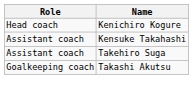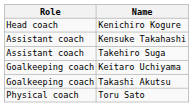+ row: (140, 67)
+ row: (122, 95)
